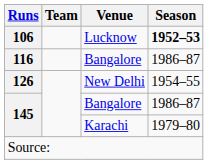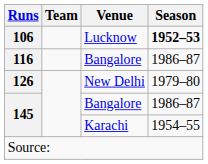(176, 81) 1954–55 -> (176, 81) 1979–80
(176, 125) 1979–80 -> (176, 125) 1954–55
